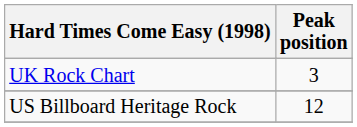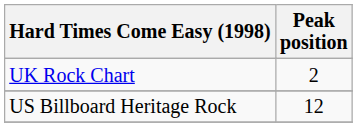(314, 74) 3 -> (314, 74) 2
